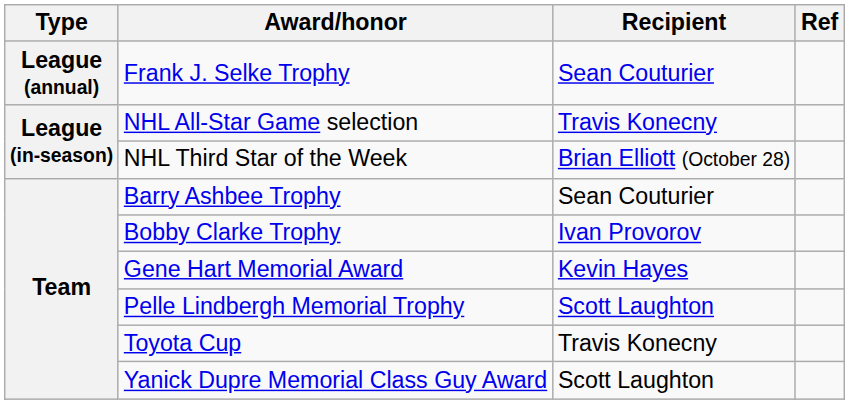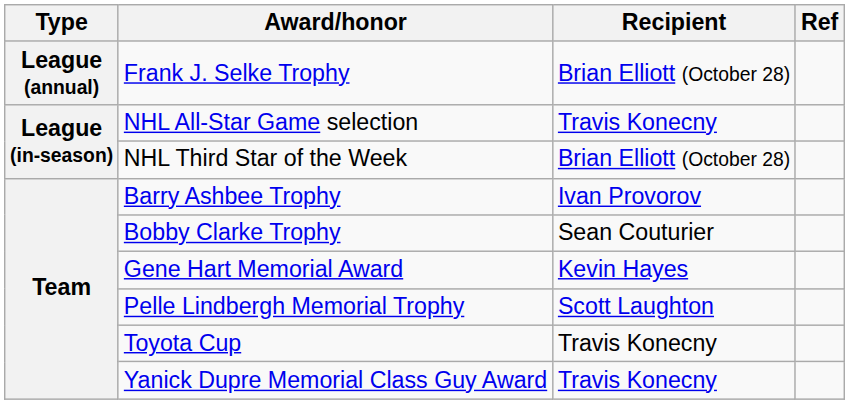(636, 72) Sean Couturier -> (674, 72) Brian Elliott (October 28)
(636, 196) Sean Couturier -> (629, 196) Ivan Provorov
(629, 232) Ivan Provorov -> (636, 232) Sean Couturier
(636, 380) Scott Laughton -> (637, 380) Travis Konecny
